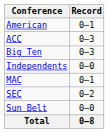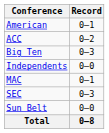(87, 39) 0–3 -> (87, 39) 0–2
(87, 94) 0–2 -> (87, 94) 0–3
